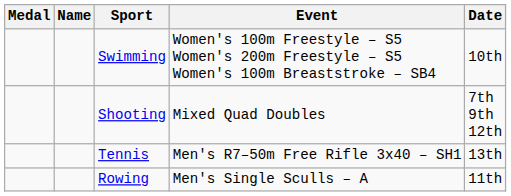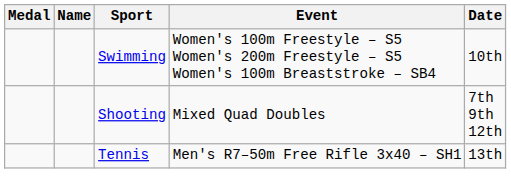- row: (124, 179)
